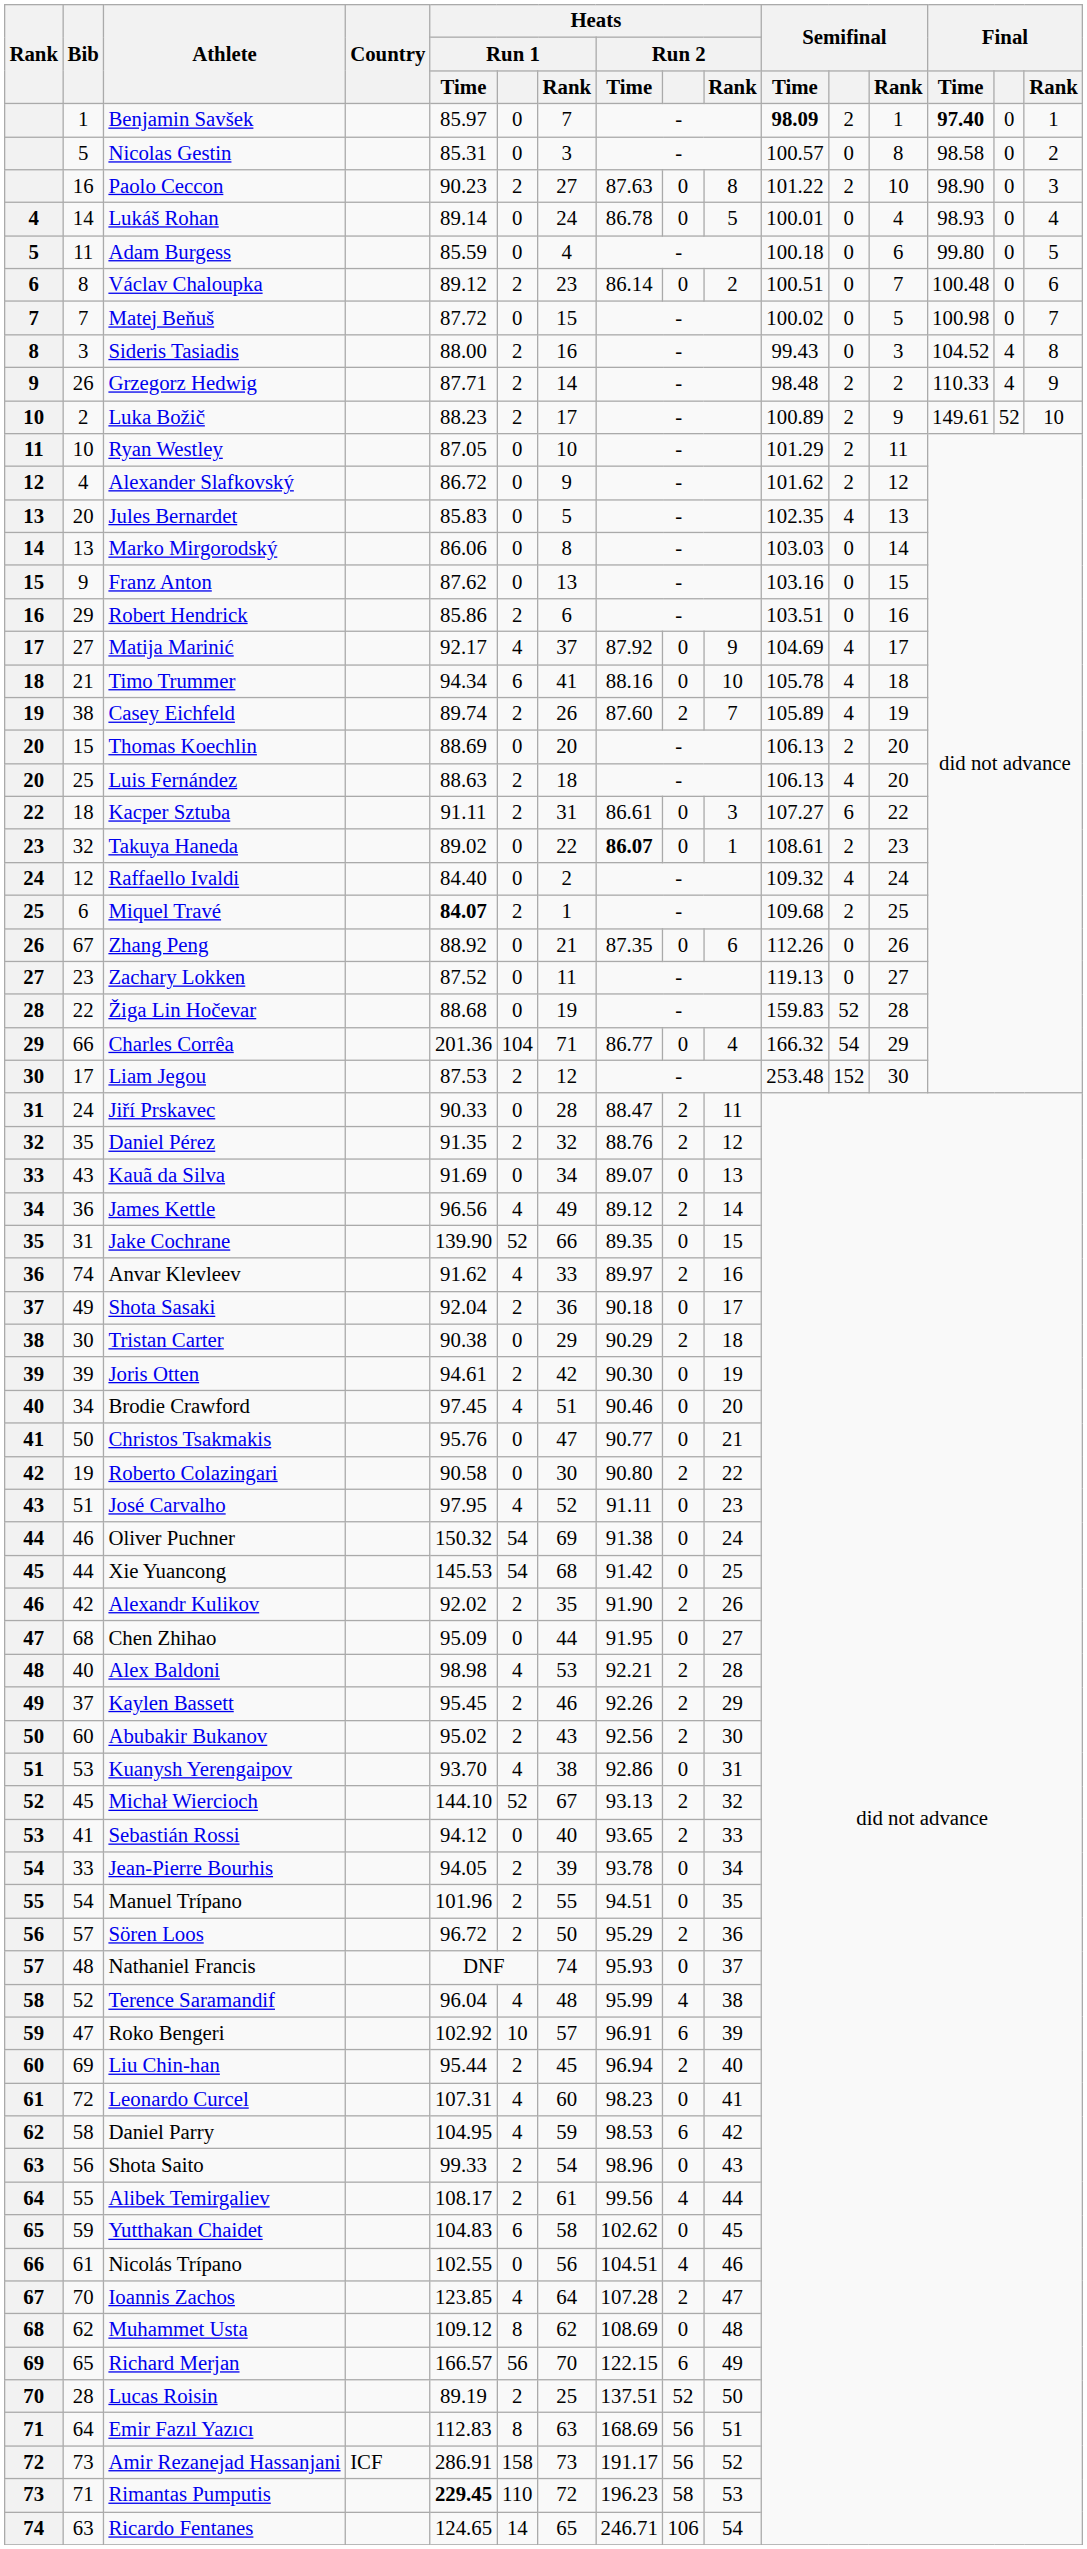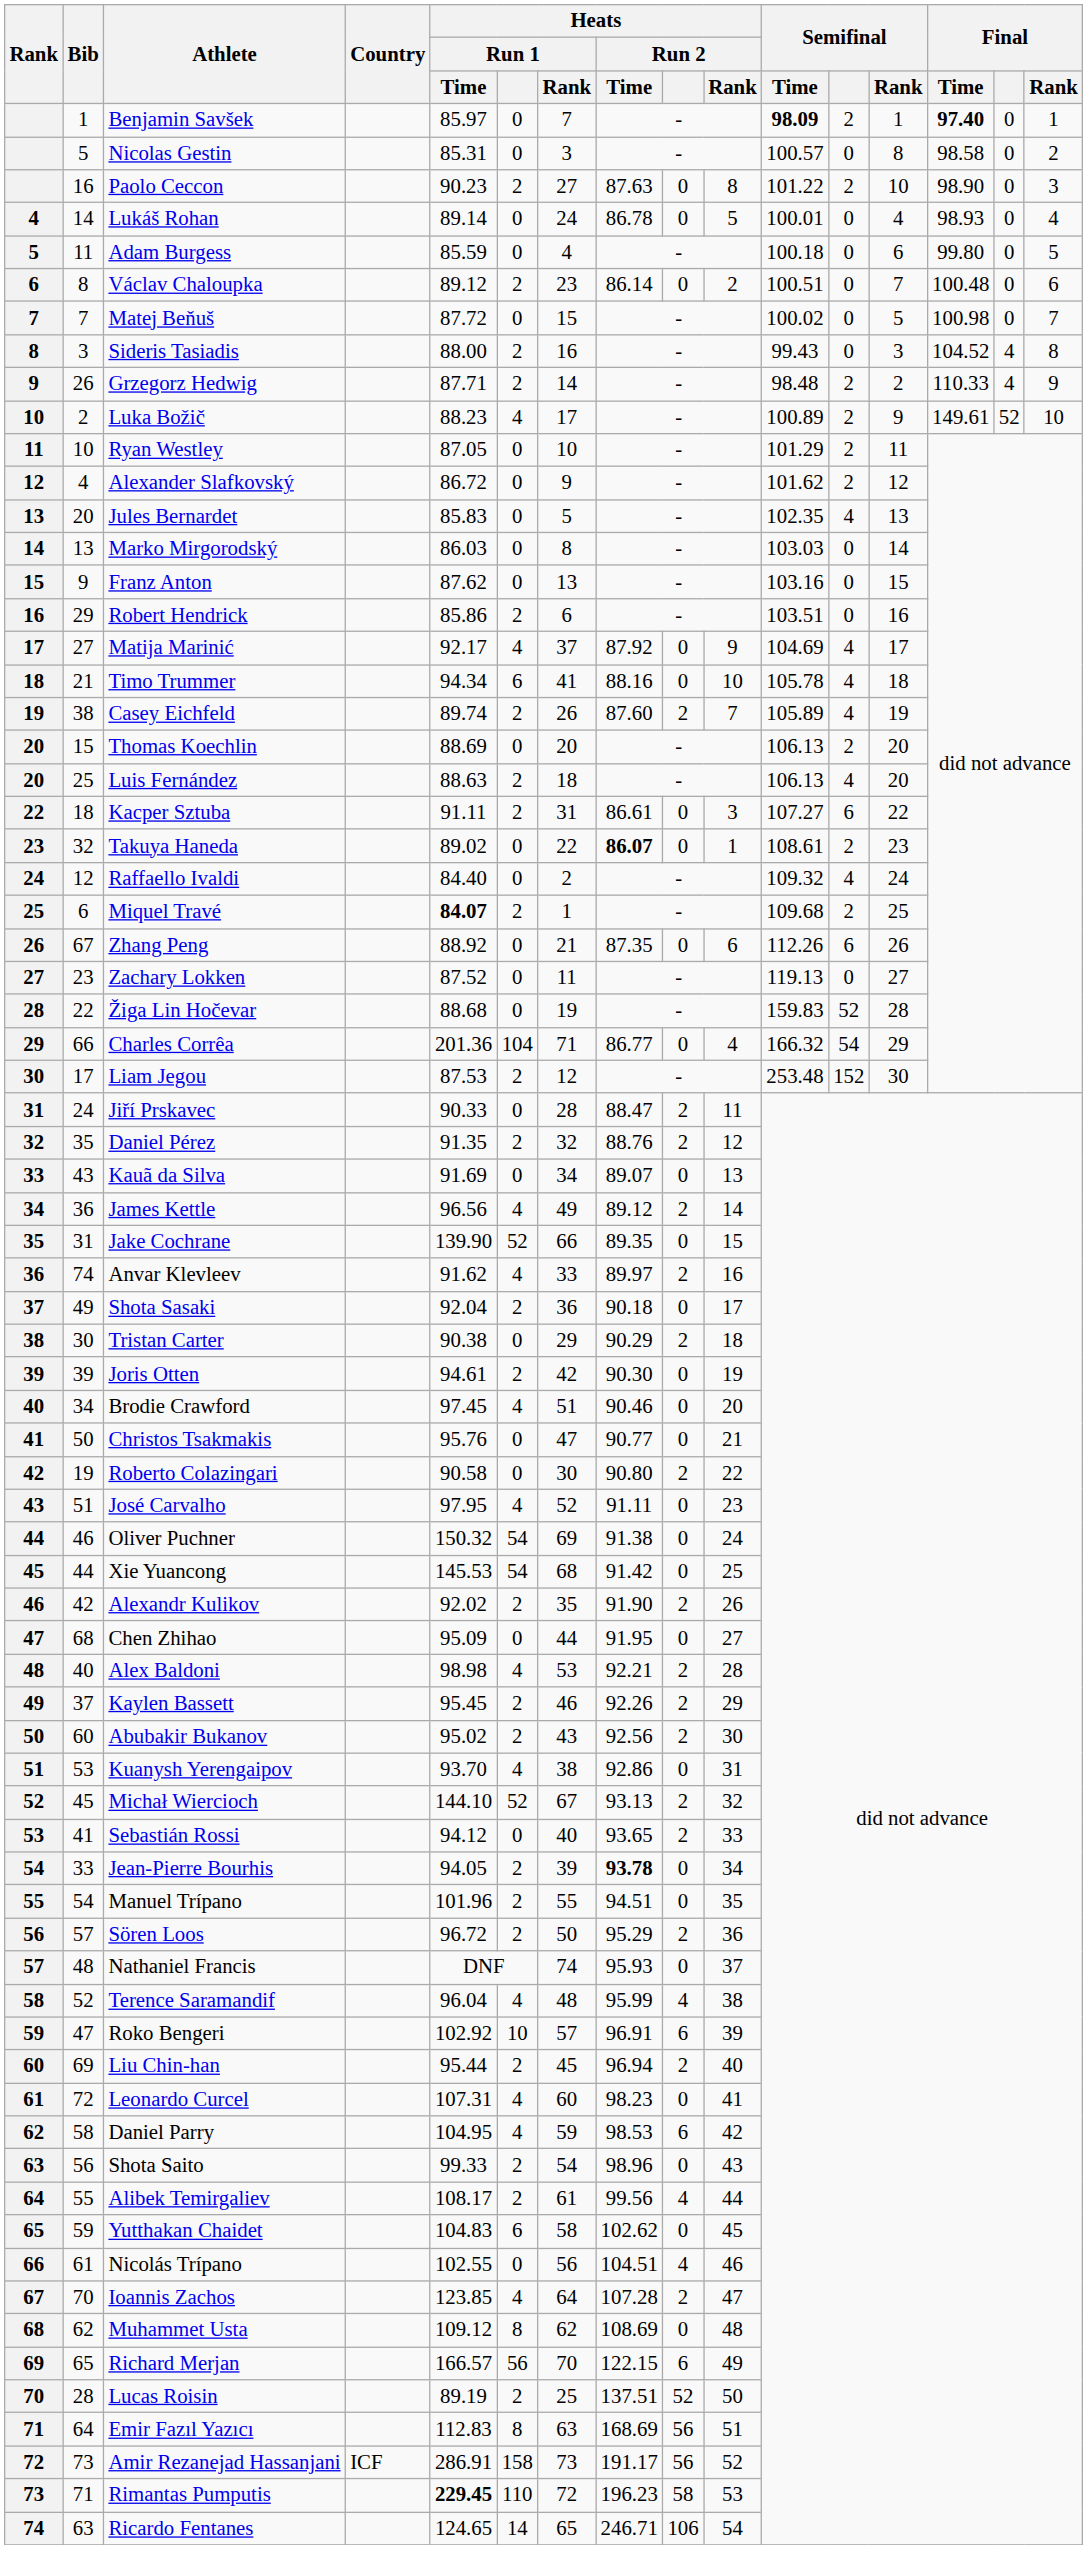(517, 416) 2 -> (517, 416) 4
(463, 548) 86.06 -> (463, 548) 86.03
(849, 944) 0 -> (849, 944) 6
(629, 1868) normal -> (629, 1868) bold
